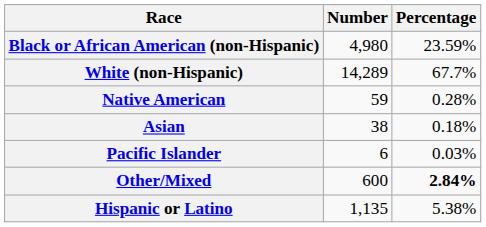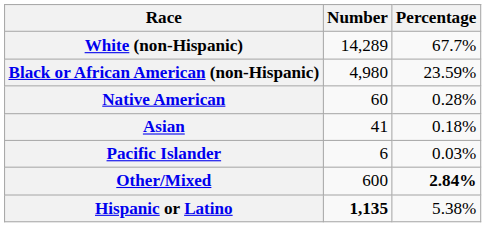rows swapped: (164, 72) <-> (164, 45)
(379, 99) 59 -> (379, 99) 60
(379, 126) 38 -> (379, 126) 41
(369, 208) normal -> (369, 208) bold
